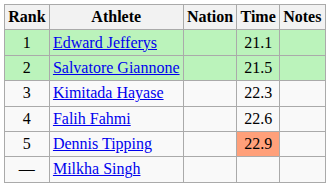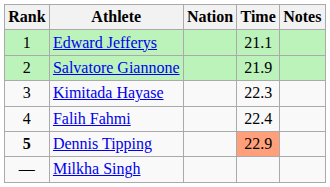(258, 67) 21.5 -> (258, 67) 21.9
(258, 118) 22.6 -> (258, 118) 22.4
(27, 144) normal -> (27, 144) bold
